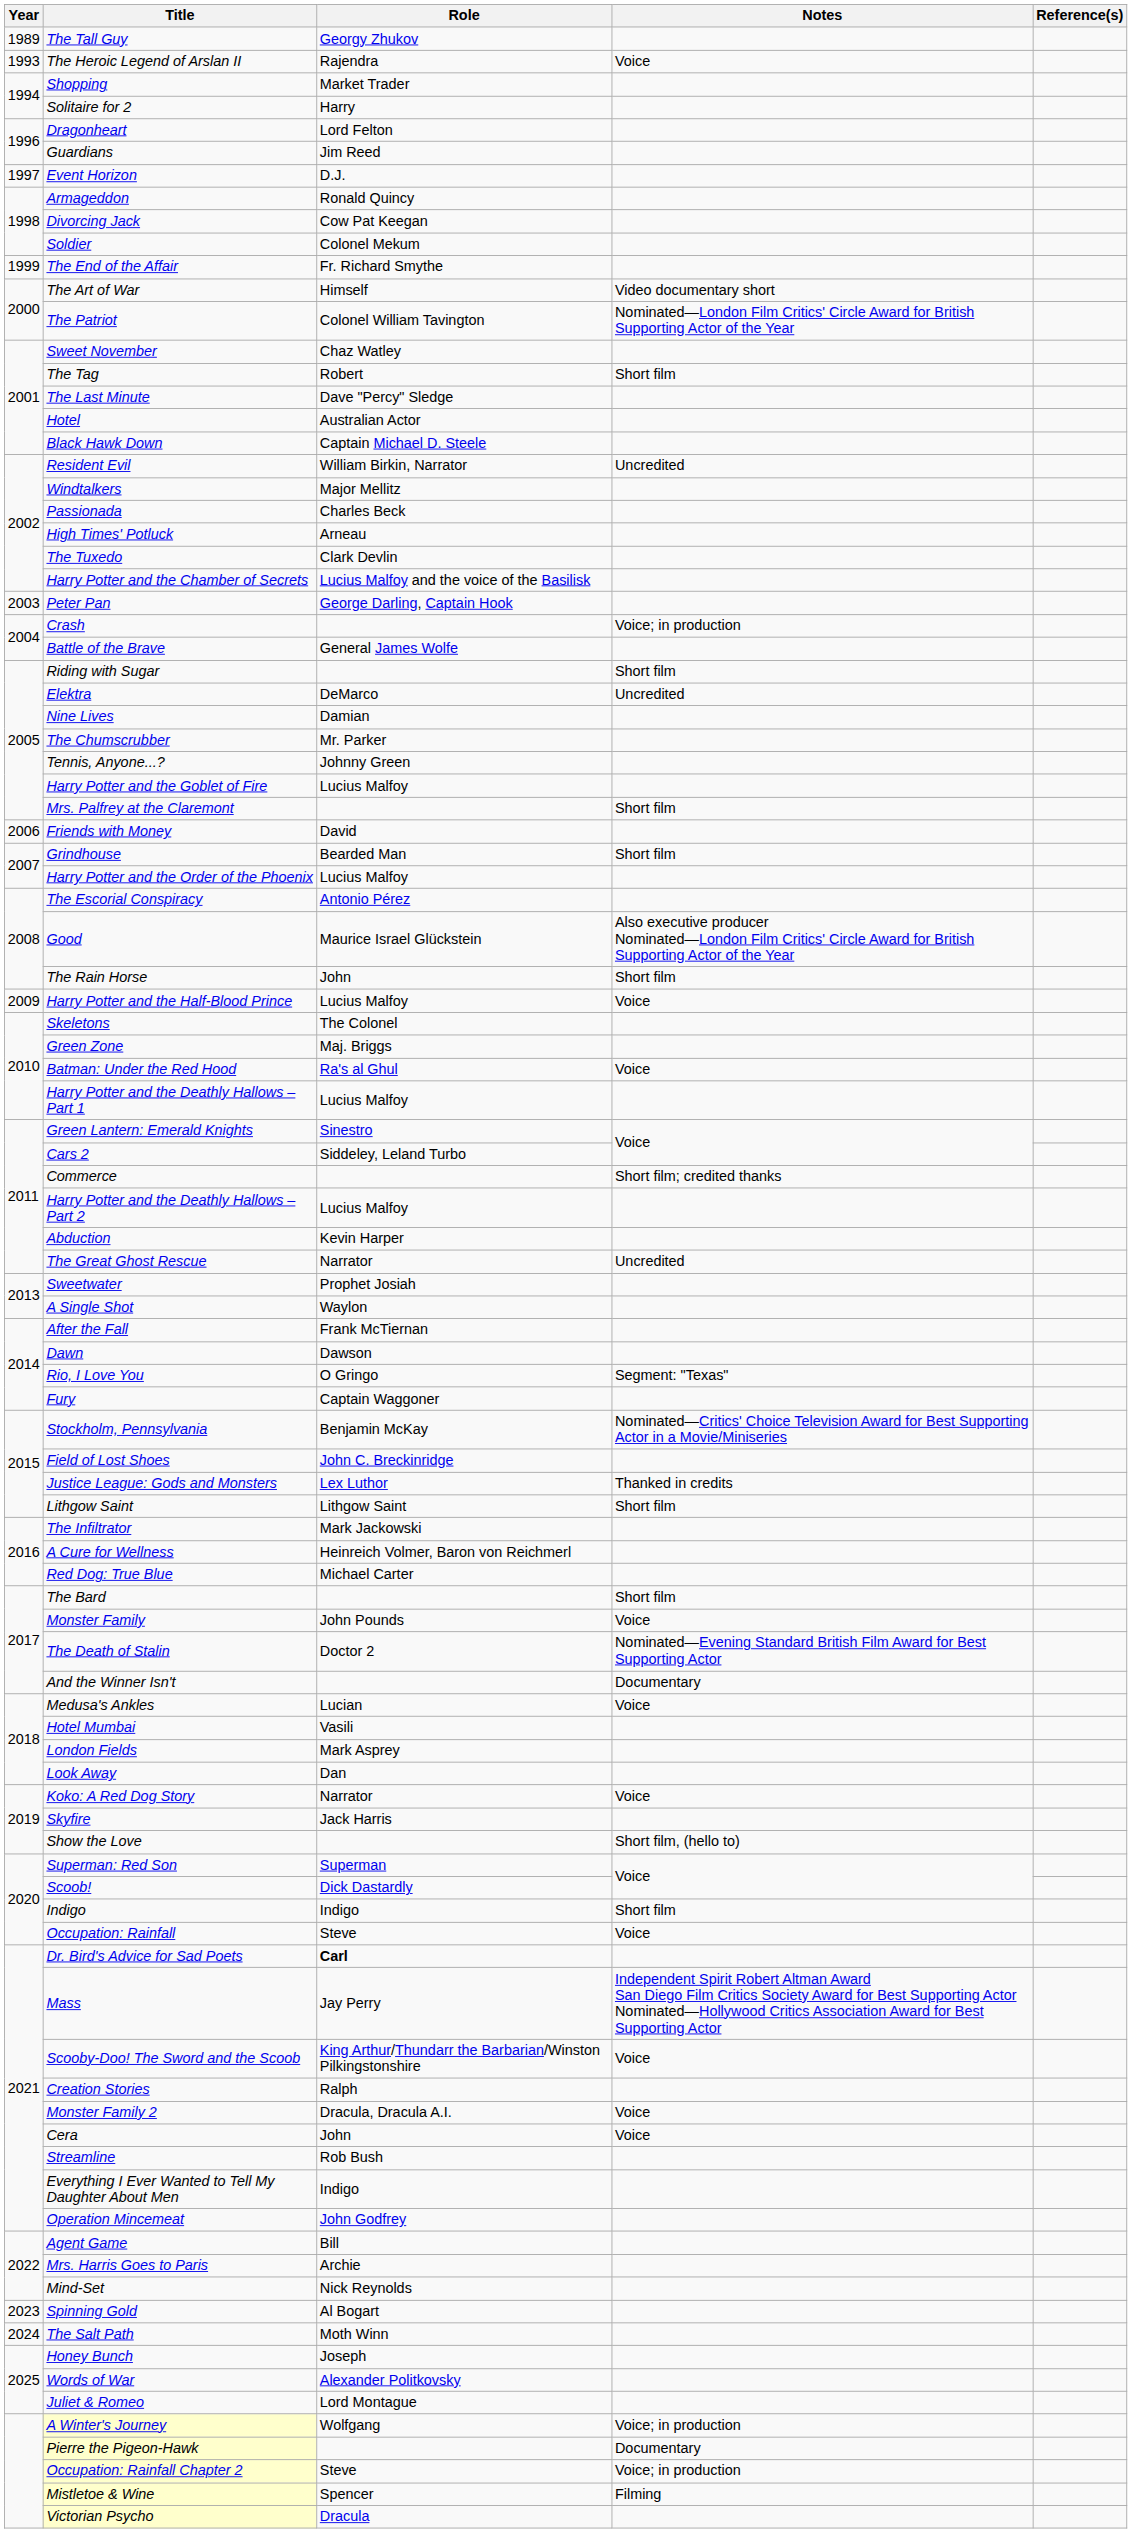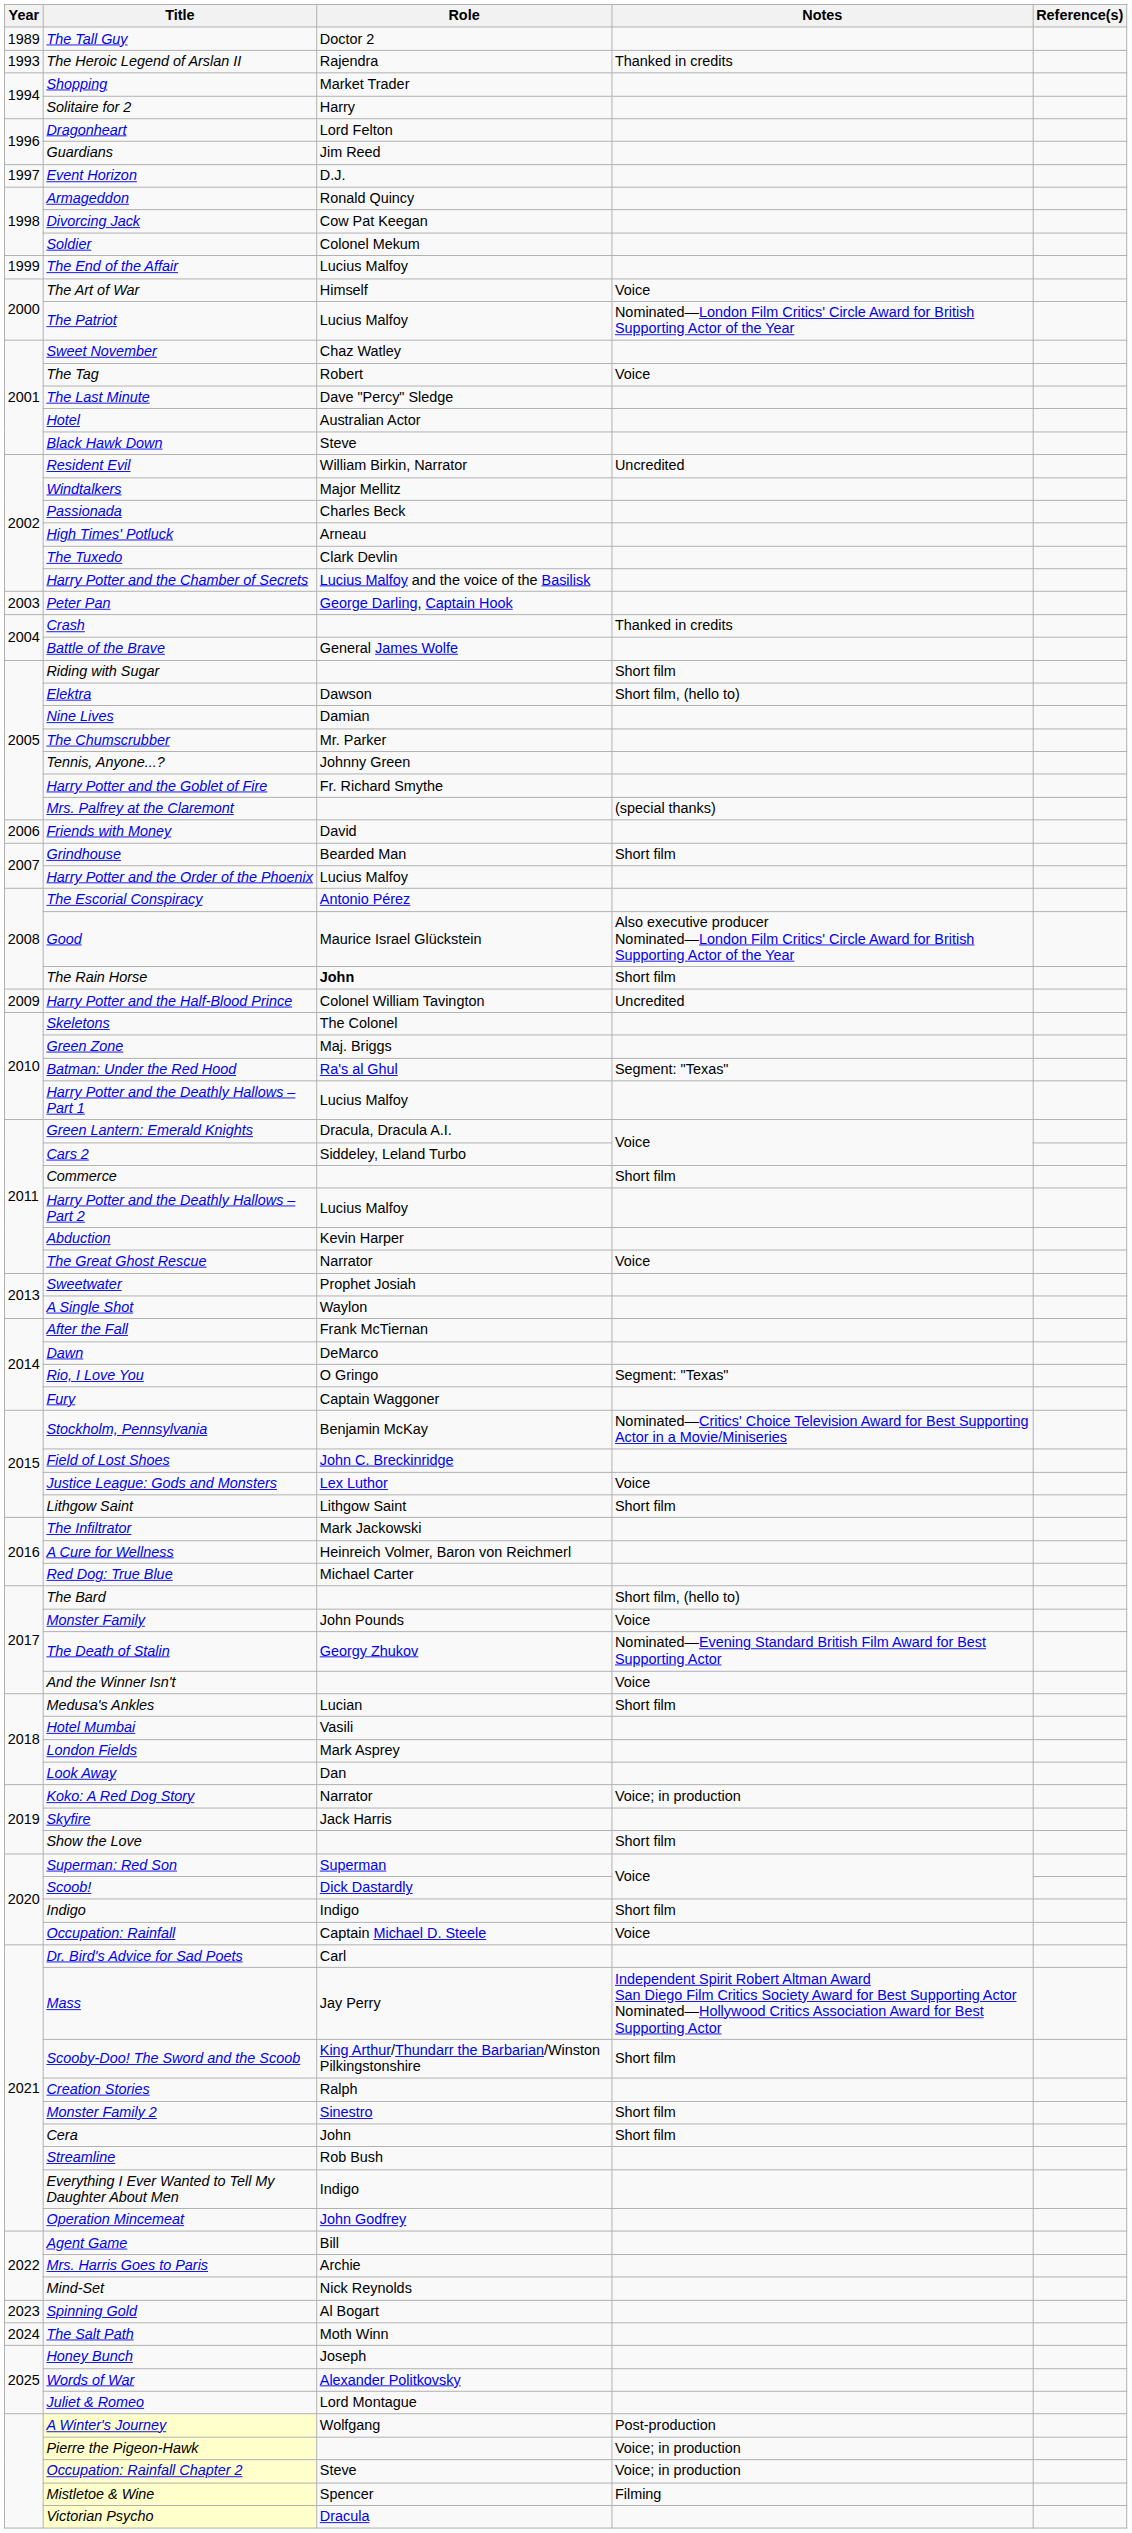(369, 38) Georgy Zhukov -> (347, 38) Doctor 2
(633, 61) Voice -> (674, 61) Thanked in credits
(381, 267) Fr. Richard Smythe -> (364, 267) Lucius Malfoy
(695, 289) Video documentary short -> (633, 289) Voice
(402, 320) Colonel William Tavington -> (364, 320) Lucius Malfoy
(645, 374) Short film -> (633, 374) Voice
(403, 443) Captain Michael D. Steele -> (338, 443) Steve
(678, 625) Voice; in production -> (674, 625) Thanked in credits
(349, 694) DeMarco -> (346, 694) Dawson
(650, 694) Uncredited -> (677, 694) Short film, (hello to)
(364, 785) Lucius Malfoy -> (381, 785) Fr. Richard Smythe
(645, 808) Short film -> (665, 808) (special thanks)
(335, 978) normal -> (337, 978) bold
(364, 1000) Lucius Malfoy -> (402, 1000) Colonel William Tavington
(633, 1000) Voice -> (650, 1000) Uncredited
(633, 1069) Voice -> (672, 1069) Segment: "Texas"
(346, 1131) Sinestro -> (386, 1131) Dracula, Dracula A.I.
(698, 1176) Short film; credited thanks -> (645, 1176) Short film
(650, 1261) Uncredited -> (633, 1261) Voice
(346, 1352) Dawson -> (349, 1352) DeMarco
(674, 1483) Thanked in credits -> (633, 1483) Voice
(645, 1597) Short film -> (677, 1597) Short film, (hello to)
(347, 1651) Doctor 2 -> (369, 1651) Georgy Zhukov
(658, 1682) Documentary -> (633, 1682) Voice
(633, 1705) Voice -> (645, 1705) Short film
(633, 1796) Voice -> (678, 1796) Voice; in production
(677, 1842) Short film, (hello to) -> (645, 1842) Short film
(338, 1933) Steve -> (403, 1933) Captain Michael D. Steele
(334, 1956) bold -> (333, 1956) normal
(633, 2058) Voice -> (645, 2058) Short film
(386, 2112) Dracula, Dracula A.I. -> (346, 2112) Sinestro
(633, 2112) Voice -> (645, 2112) Short film
(633, 2135) Voice -> (645, 2135) Short film
(678, 2425) Voice; in production -> (665, 2425) Post-production
(658, 2448) Documentary -> (678, 2448) Voice; in production
